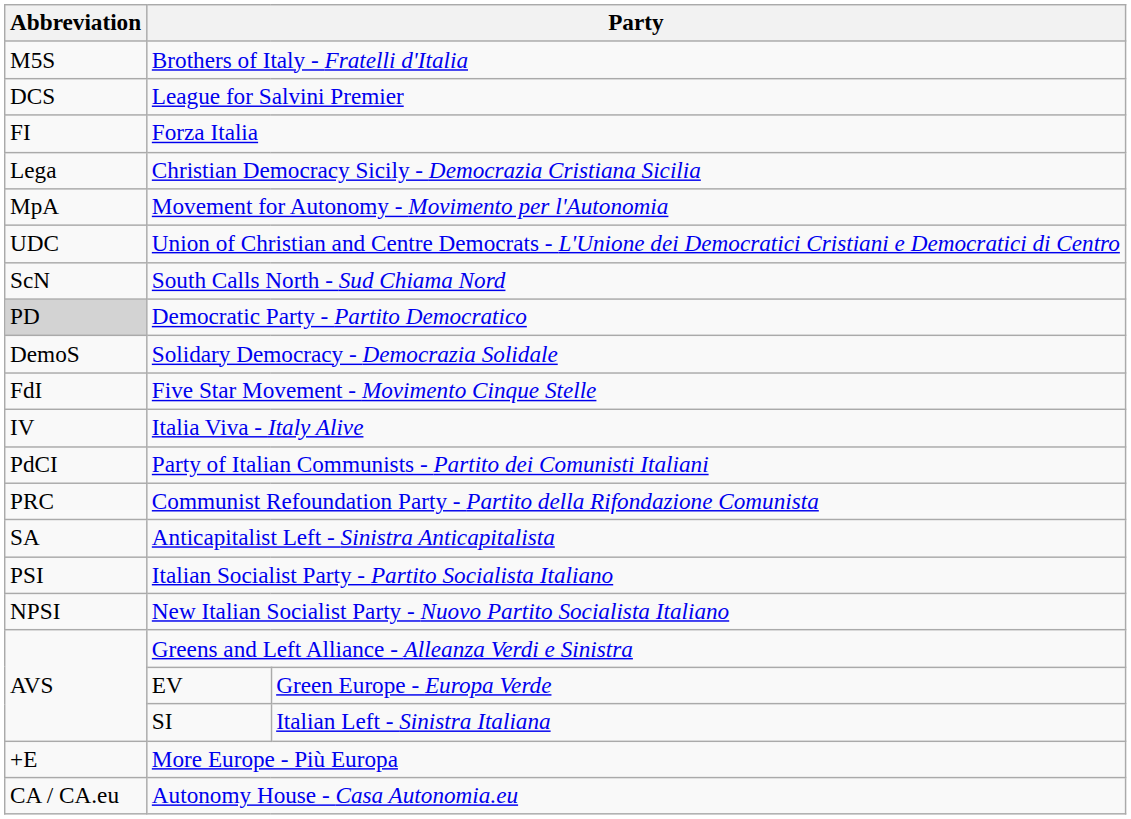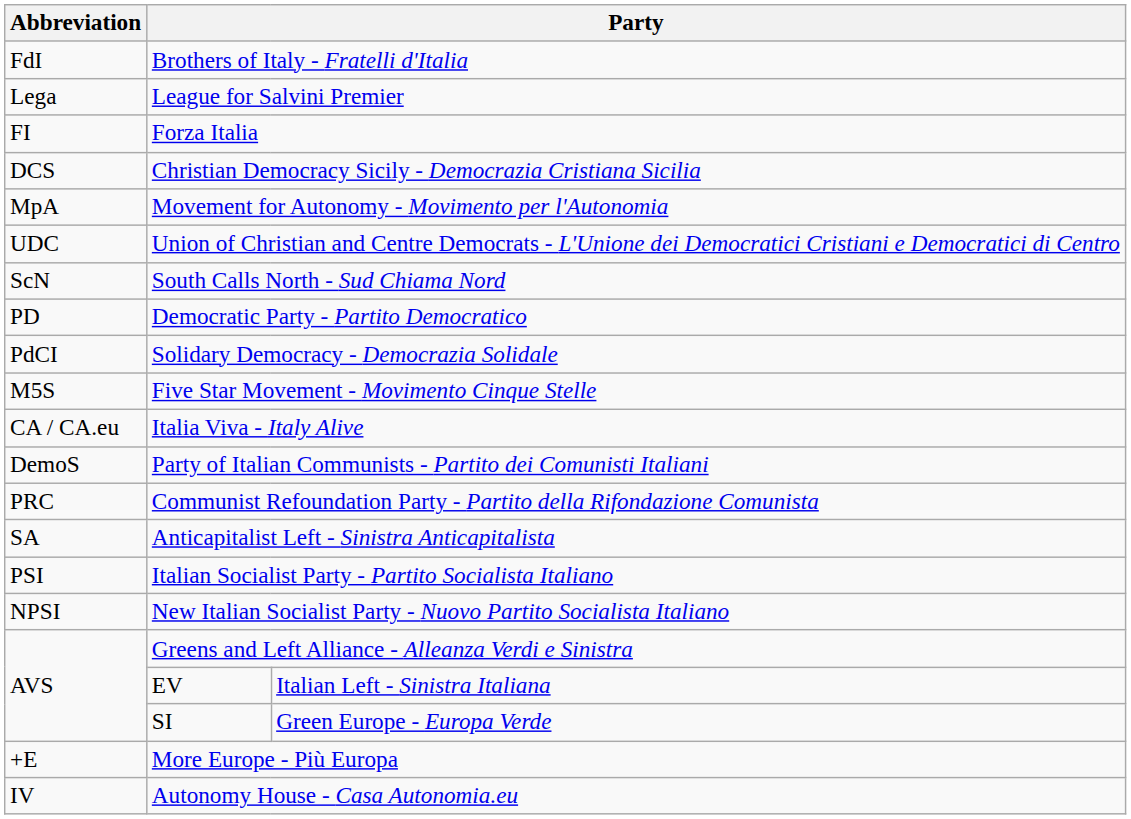(33, 59) M5S -> (26, 59) FdI
(33, 96) DCS -> (33, 96) Lega
(33, 170) Lega -> (33, 170) DCS
(25, 317) lightgrey background -> (25, 317) no background
(45, 354) DemoS -> (34, 354) PdCI
(26, 390) FdI -> (33, 390) M5S
(22, 427) IV -> (65, 427) CA / CA.eu
(34, 464) PdCI -> (45, 464) DemoS
(414, 685) Green Europe - Europa Verde -> (413, 685) Italian Left - Sinistra Italiana
(413, 721) Italian Left - Sinistra Italiana -> (414, 721) Green Europe - Europa Verde
(65, 795) CA / CA.eu -> (22, 795) IV
